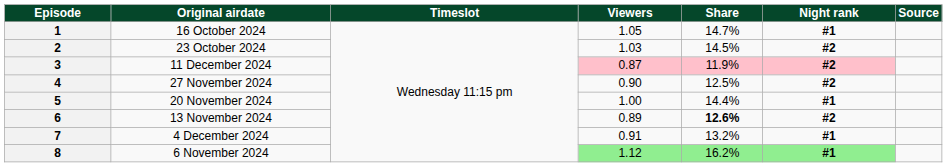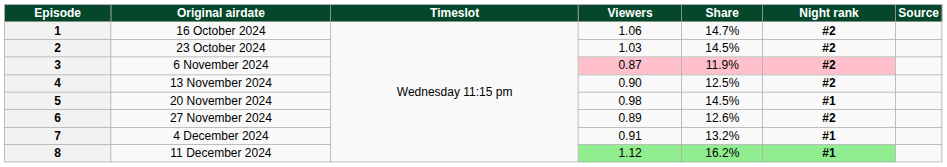(630, 30) 1.05 -> (630, 30) 1.06
(829, 30) #1 -> (829, 30) #2
(221, 65) 11 December 2024 -> (221, 65) 6 November 2024
(221, 83) 27 November 2024 -> (221, 83) 13 November 2024
(630, 100) 1.00 -> (630, 100) 0.98
(722, 100) 14.4% -> (722, 100) 14.5%
(221, 118) 13 November 2024 -> (221, 118) 27 November 2024
(722, 118) bold -> (722, 118) normal
(221, 153) 6 November 2024 -> (221, 153) 11 December 2024
